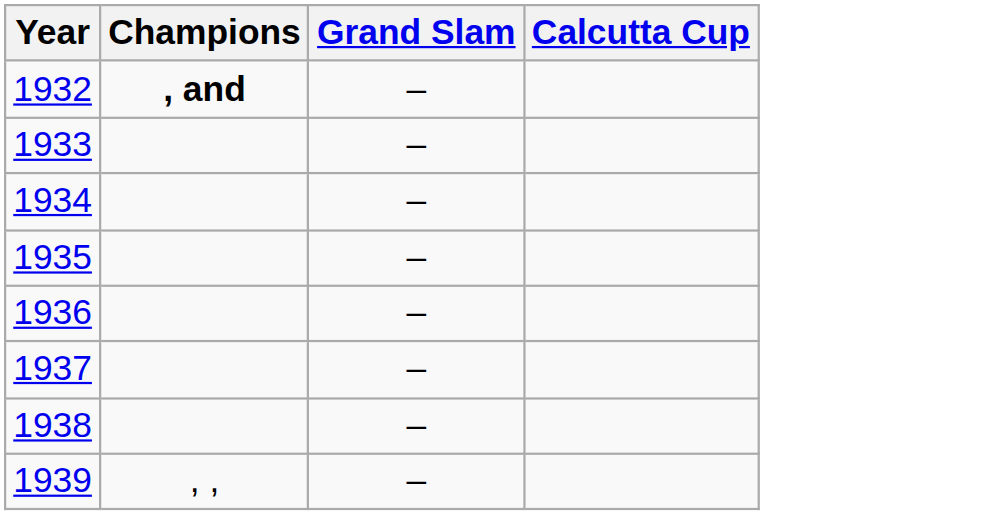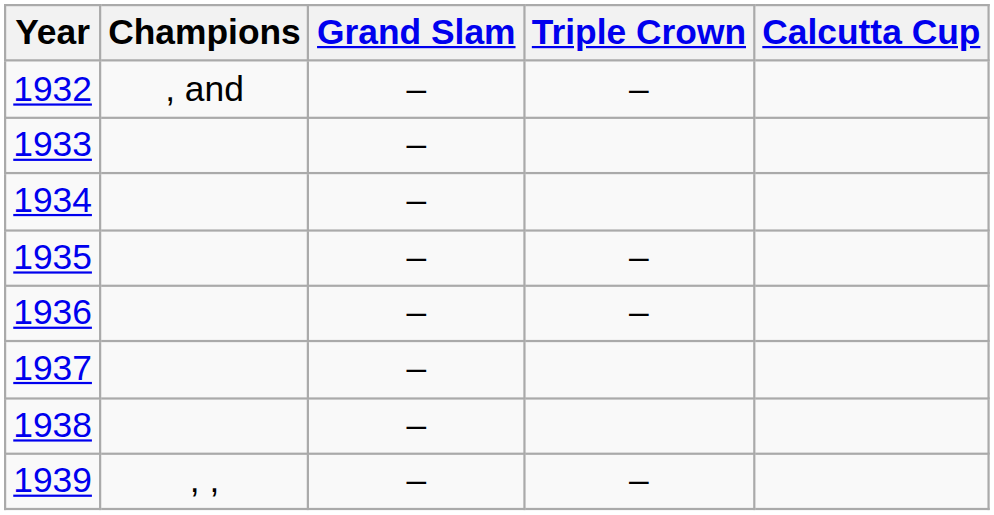+ column: (639, 32)
(204, 88) bold -> (204, 88) normal
